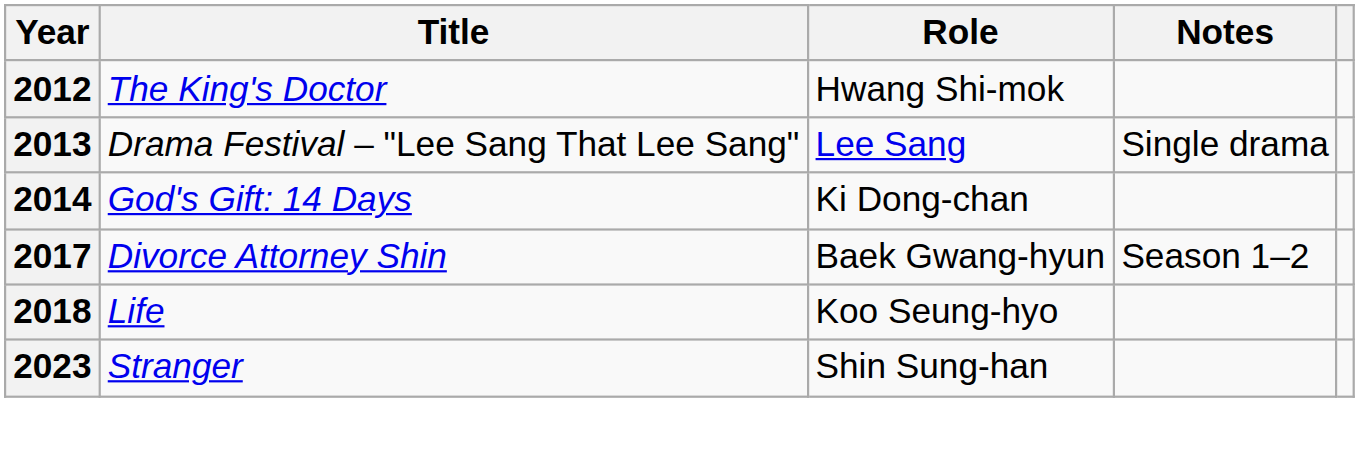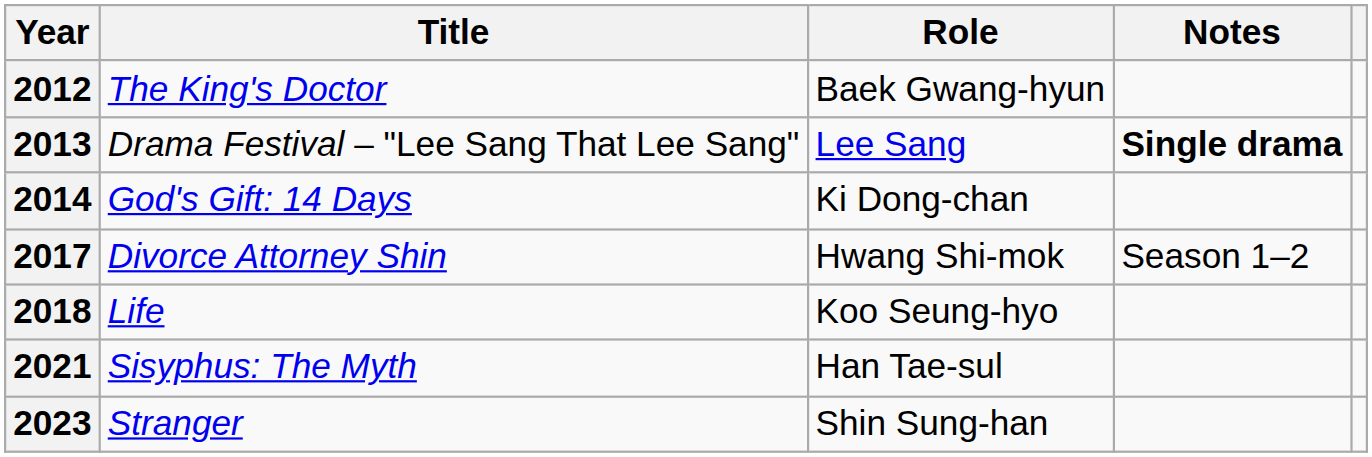(940, 88) Hwang Shi-mok -> (960, 88) Baek Gwang-hyun
(1225, 144) normal -> (1232, 144) bold
(960, 255) Baek Gwang-hyun -> (940, 255) Hwang Shi-mok
+ row: (52, 367)
